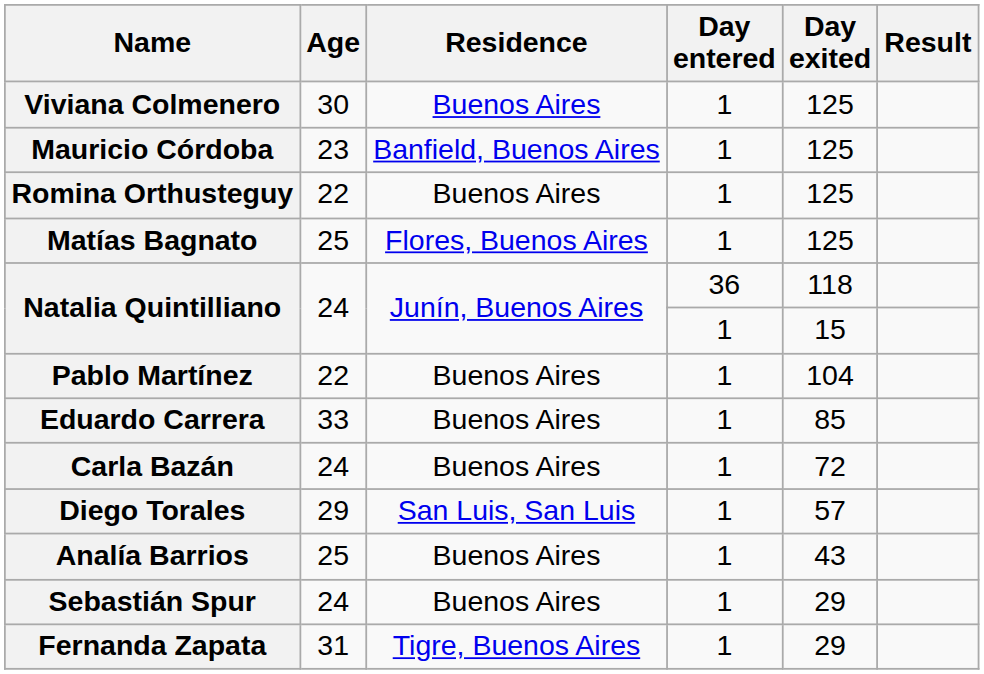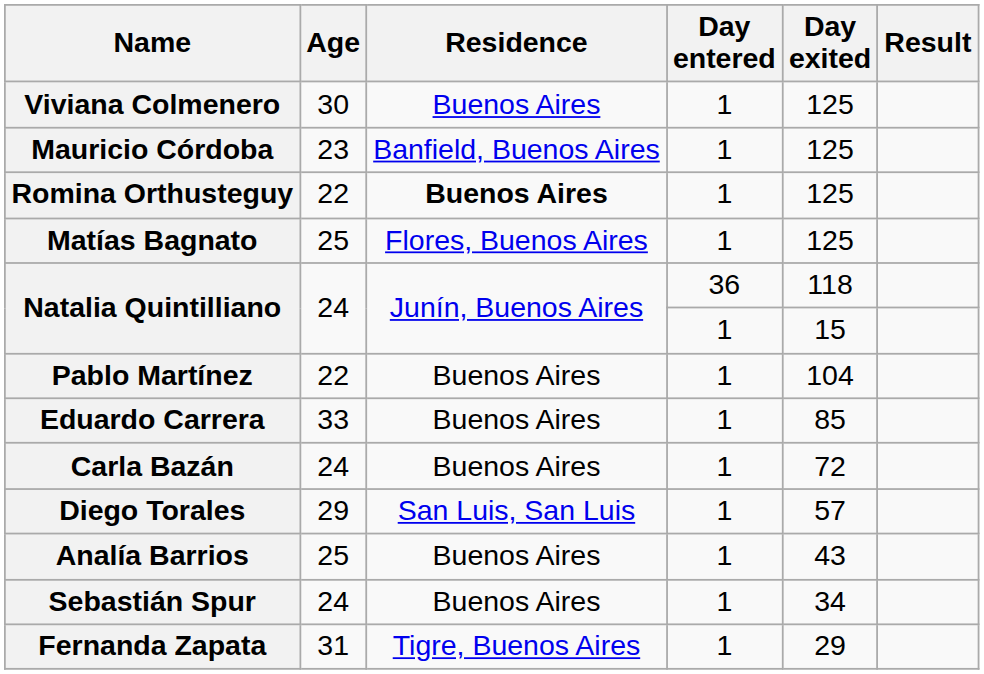(516, 194) normal -> (516, 194) bold
(830, 601) 29 -> (830, 601) 34
